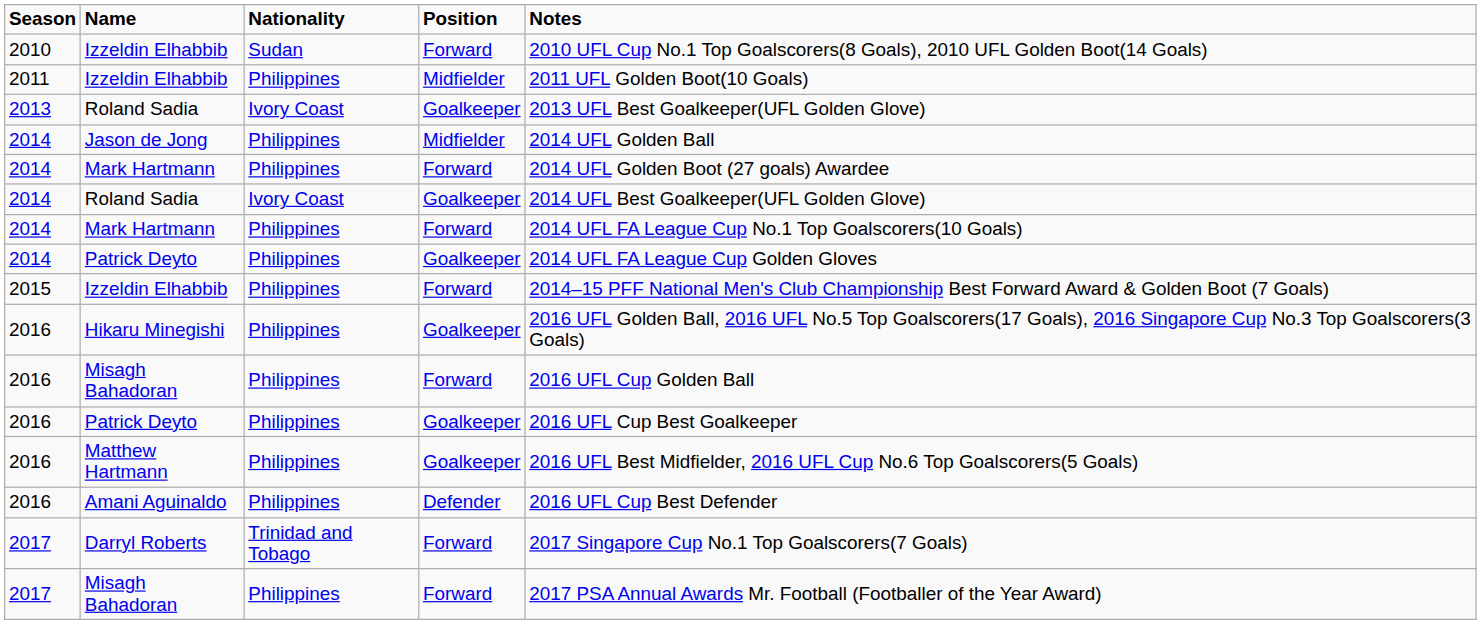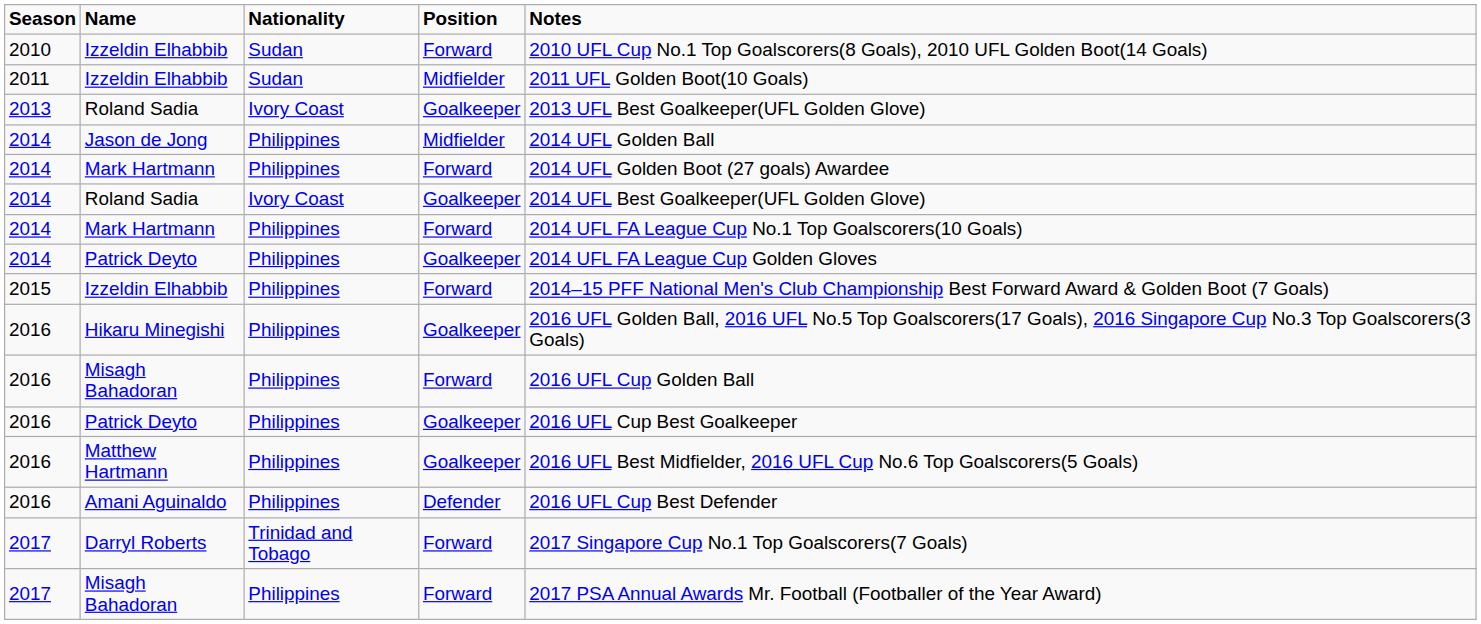(294, 79) Philippines -> (276, 79) Sudan
